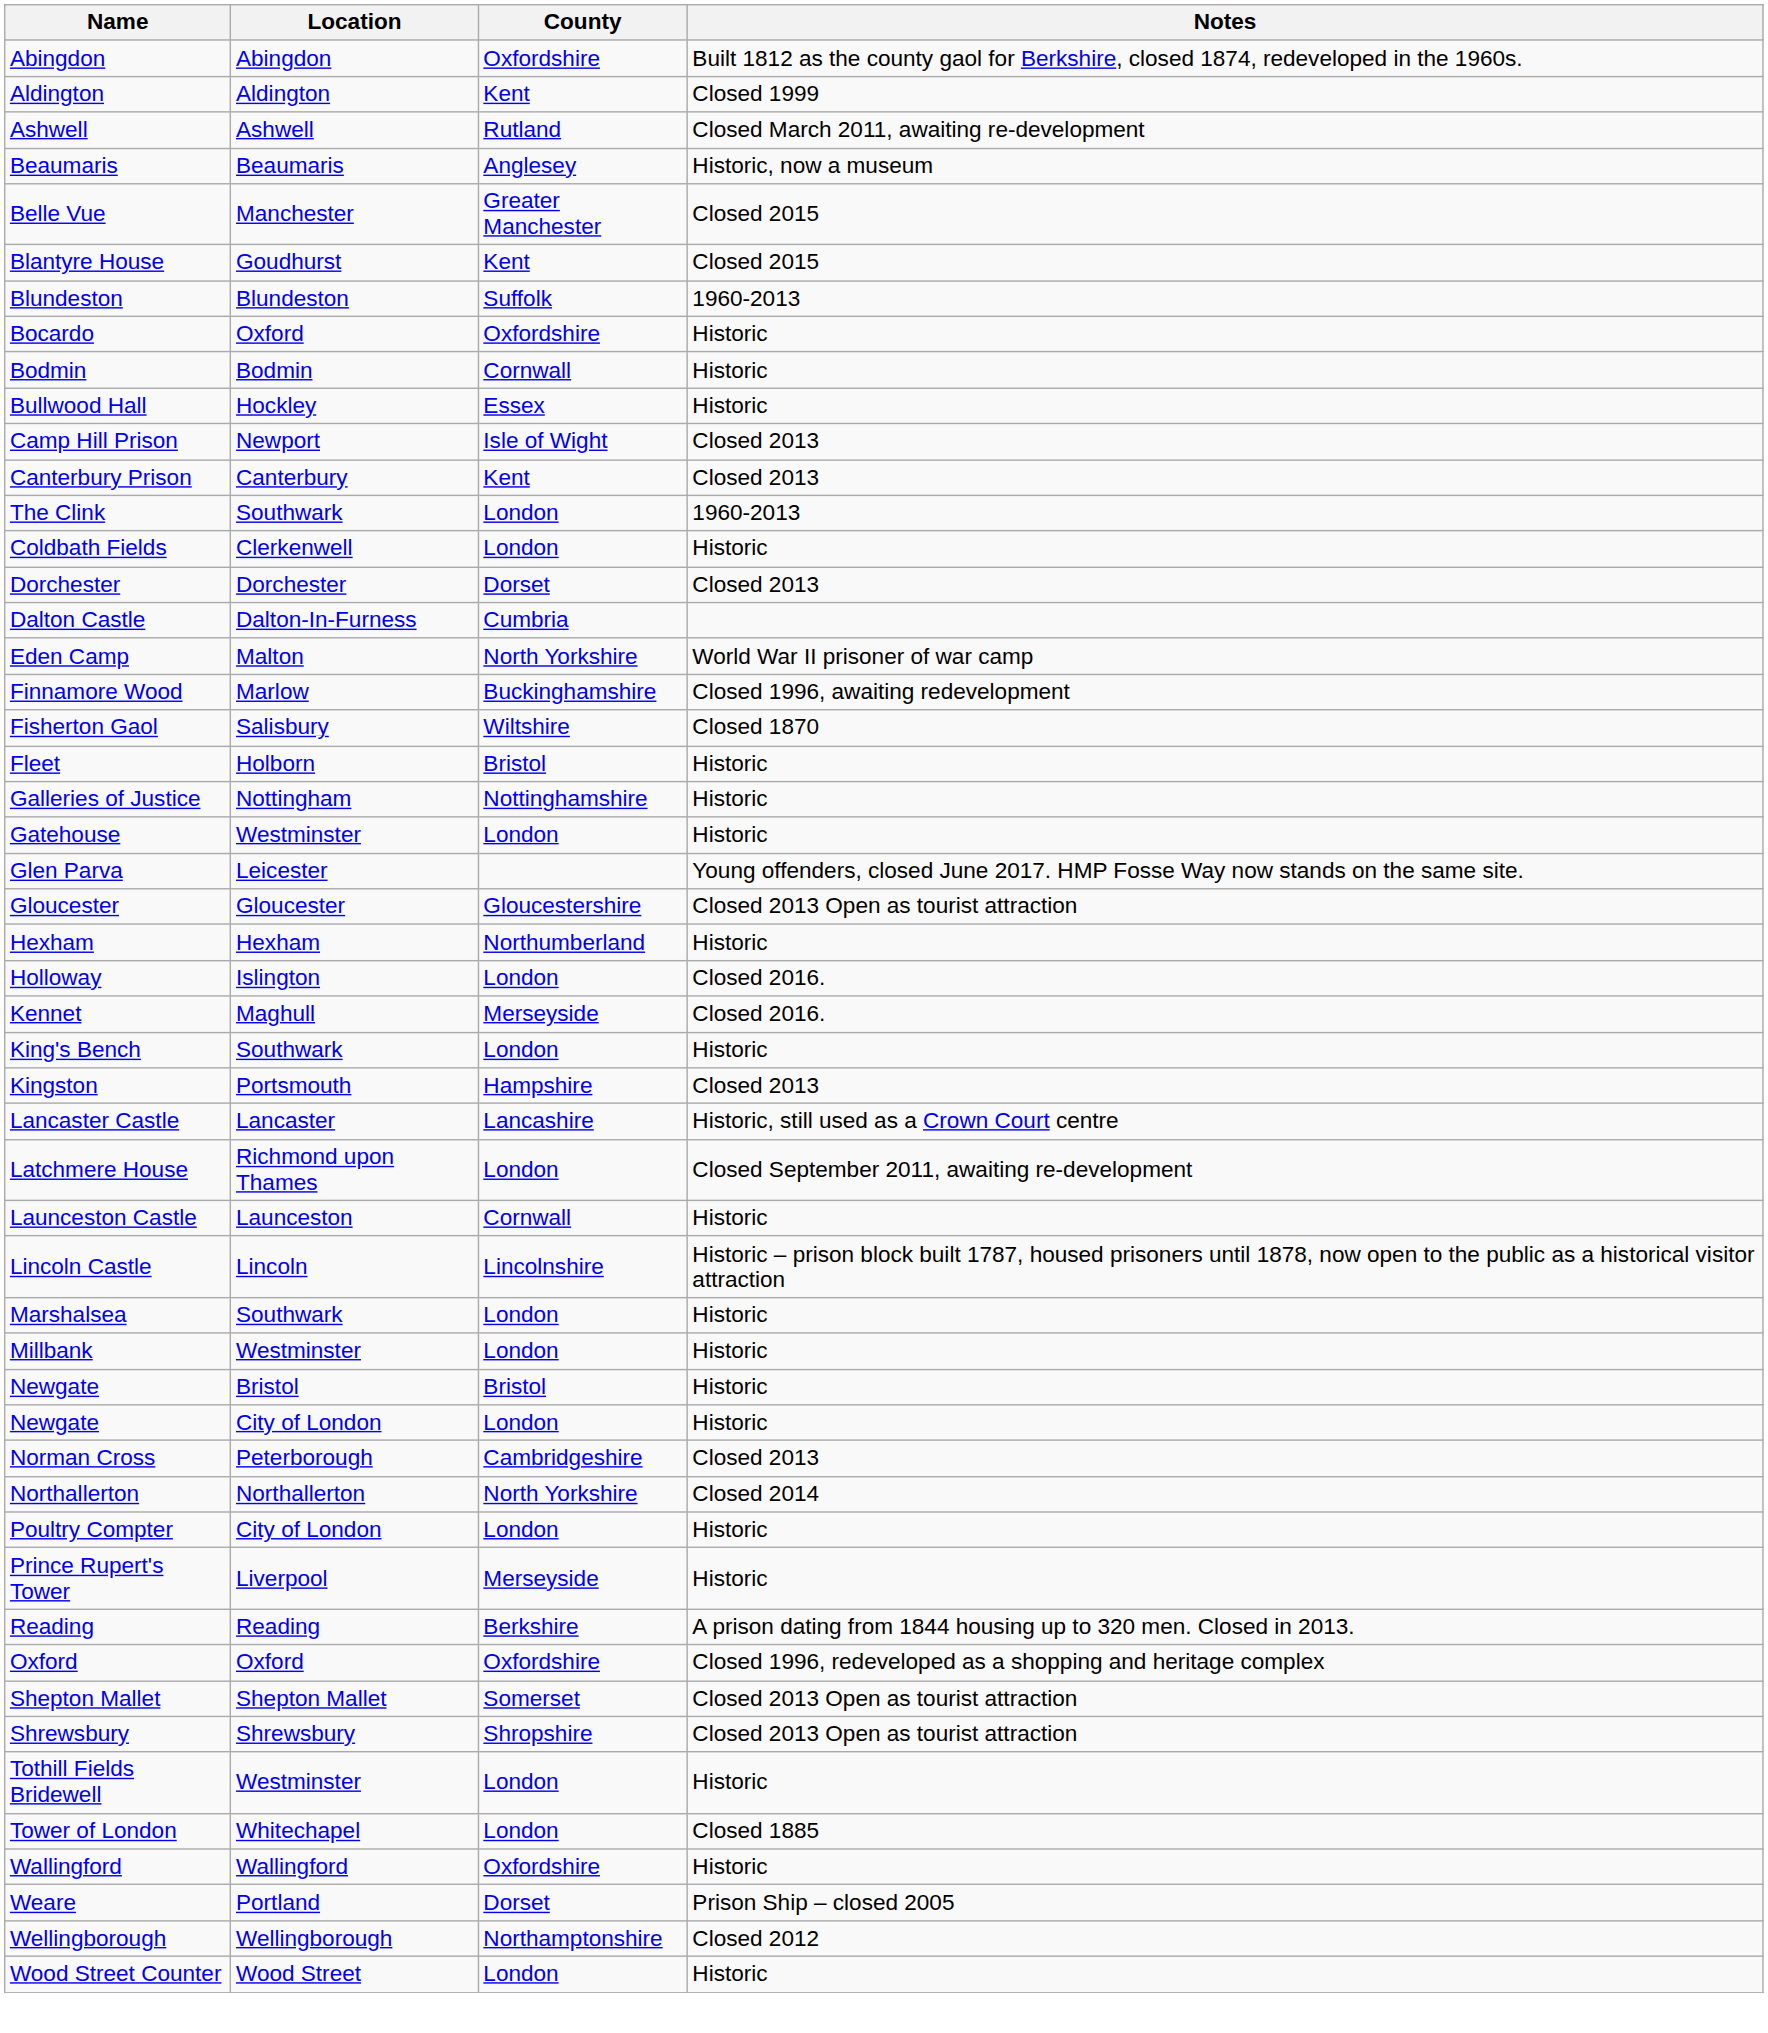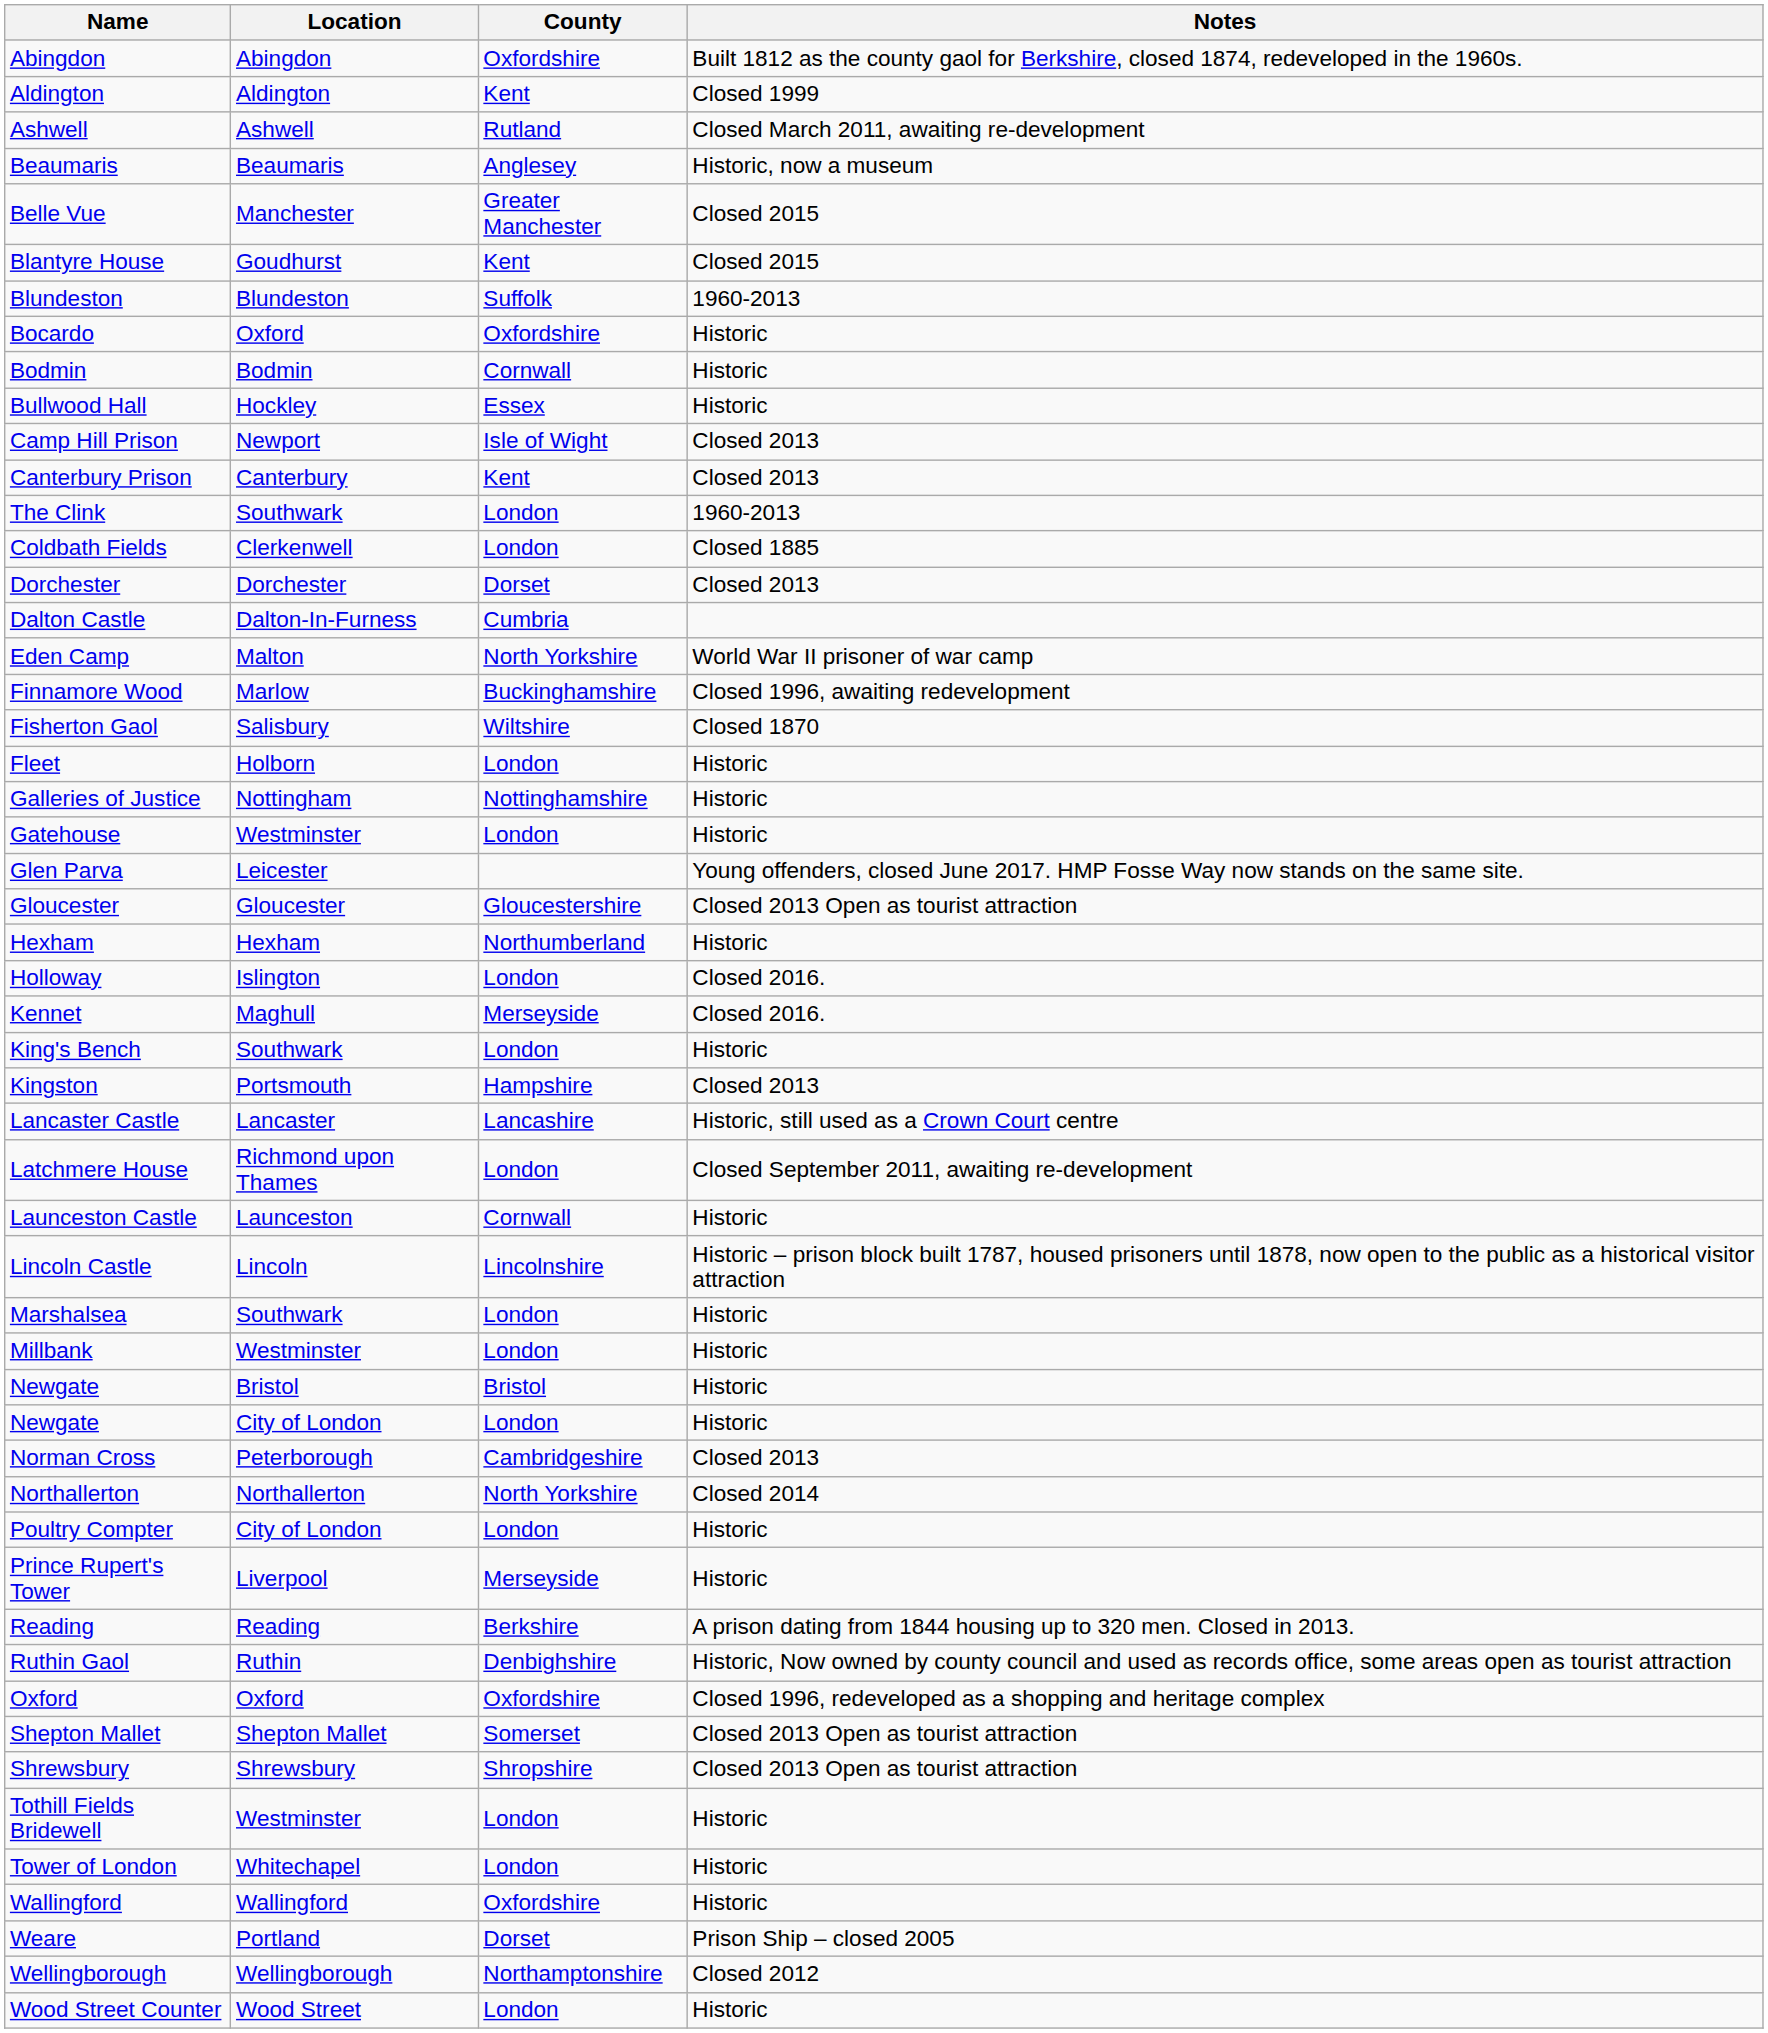(730, 548) Historic -> (756, 548) Closed 1885
(515, 763) Bristol -> (521, 763) London
+ row: (69, 1662)
(756, 1830) Closed 1885 -> (730, 1866) Historic
